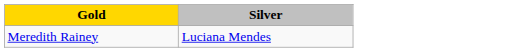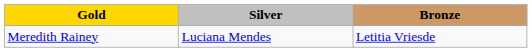+ column: (440, 15)
